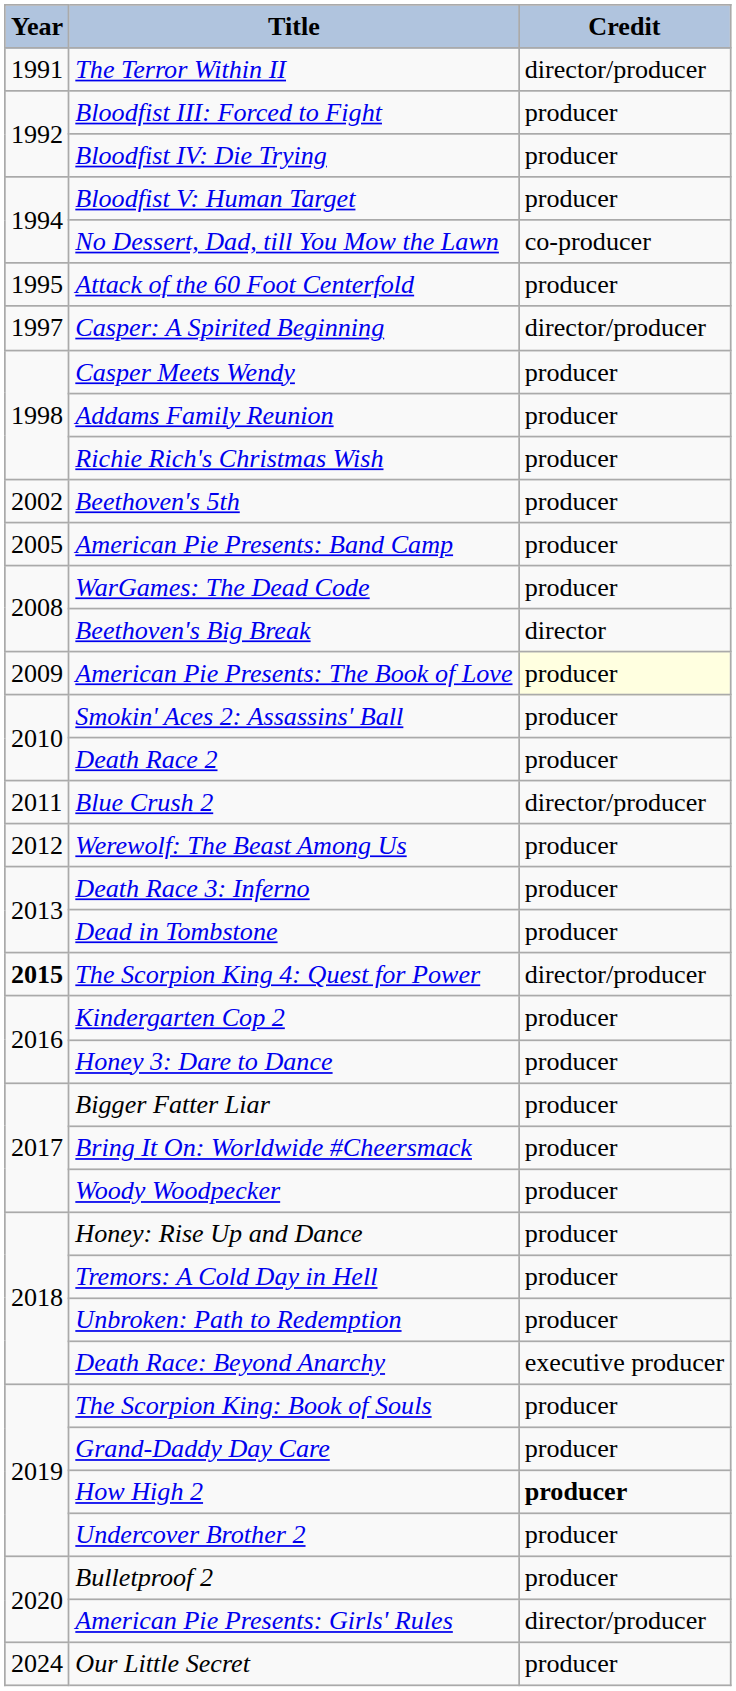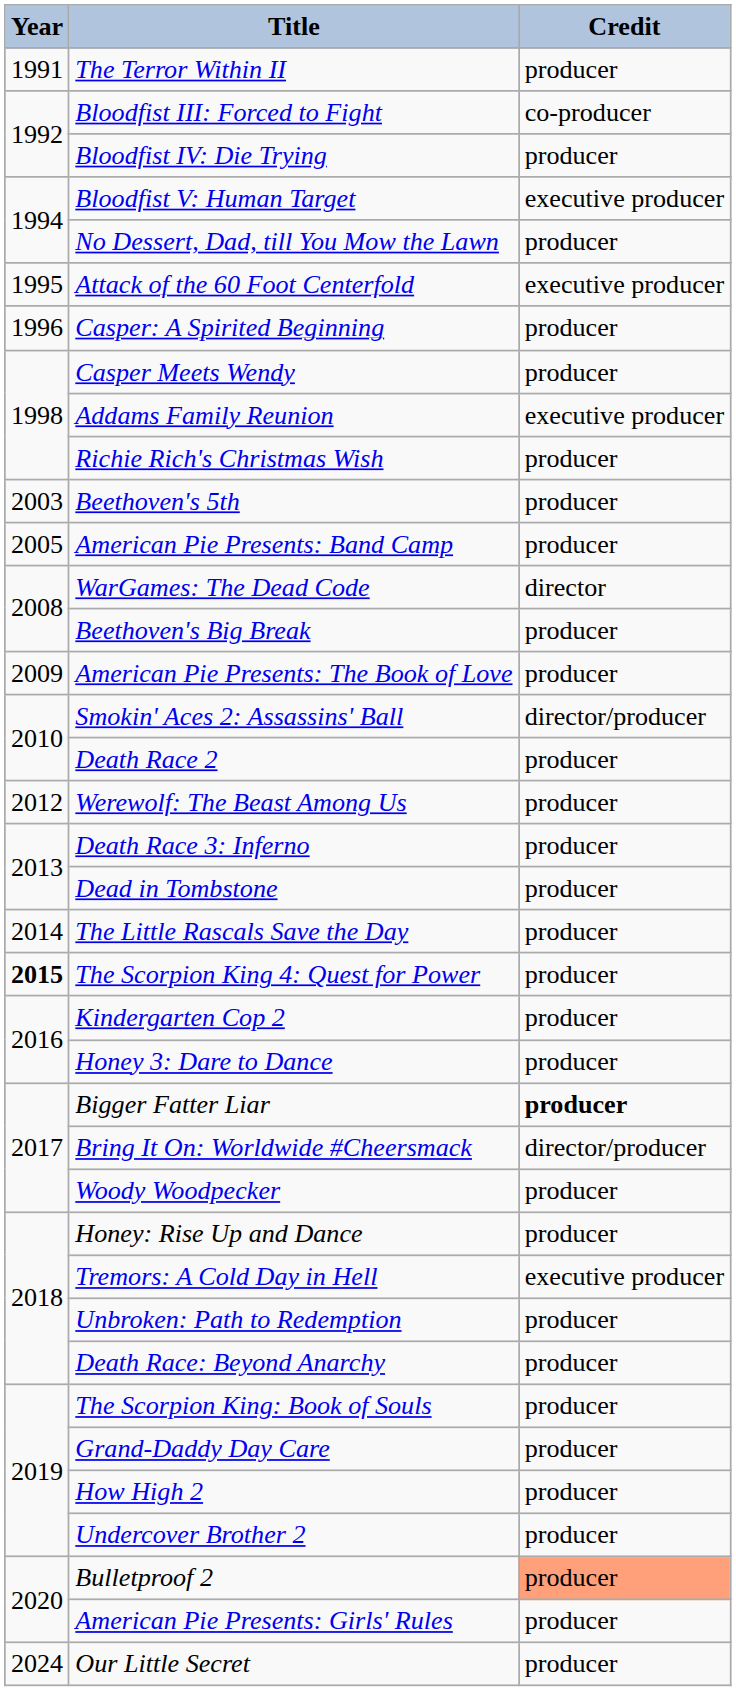(615, 69) director/producer -> (571, 69) producer
(571, 112) producer -> (588, 112) co-producer
(571, 198) producer -> (624, 198) executive producer
(588, 241) co-producer -> (571, 241) producer
(571, 284) producer -> (624, 284) executive producer
(37, 327) 1997 -> (37, 327) 1996
(615, 327) director/producer -> (571, 327) producer
(571, 414) producer -> (624, 414) executive producer
(37, 500) 2002 -> (37, 500) 2003
(571, 586) producer -> (565, 586) director
(565, 629) director -> (571, 629) producer
(571, 672) lightyellow background -> (571, 672) no background
(571, 715) producer -> (615, 715) director/producer
- row: (144, 802)
+ row: (242, 931)
(615, 974) director/producer -> (571, 974) producer
(571, 1103) normal -> (576, 1103) bold
(571, 1147) producer -> (615, 1147) director/producer
(571, 1276) producer -> (624, 1276) executive producer
(624, 1362) executive producer -> (571, 1362) producer
(576, 1491) bold -> (571, 1491) normal
(571, 1578) no background -> (571, 1578) lightsalmon background
(615, 1621) director/producer -> (571, 1621) producer
